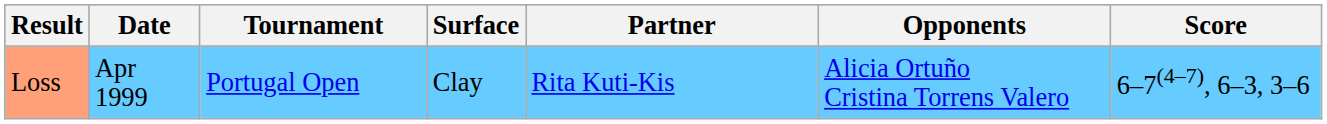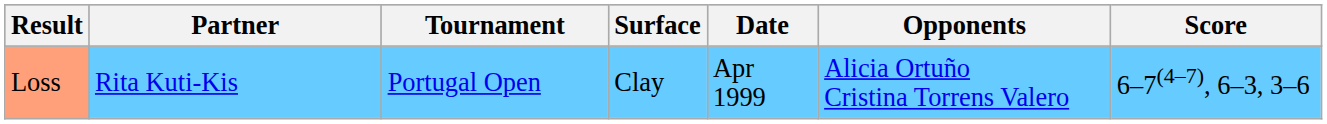columns swapped: (144, 25) <-> (672, 25)
